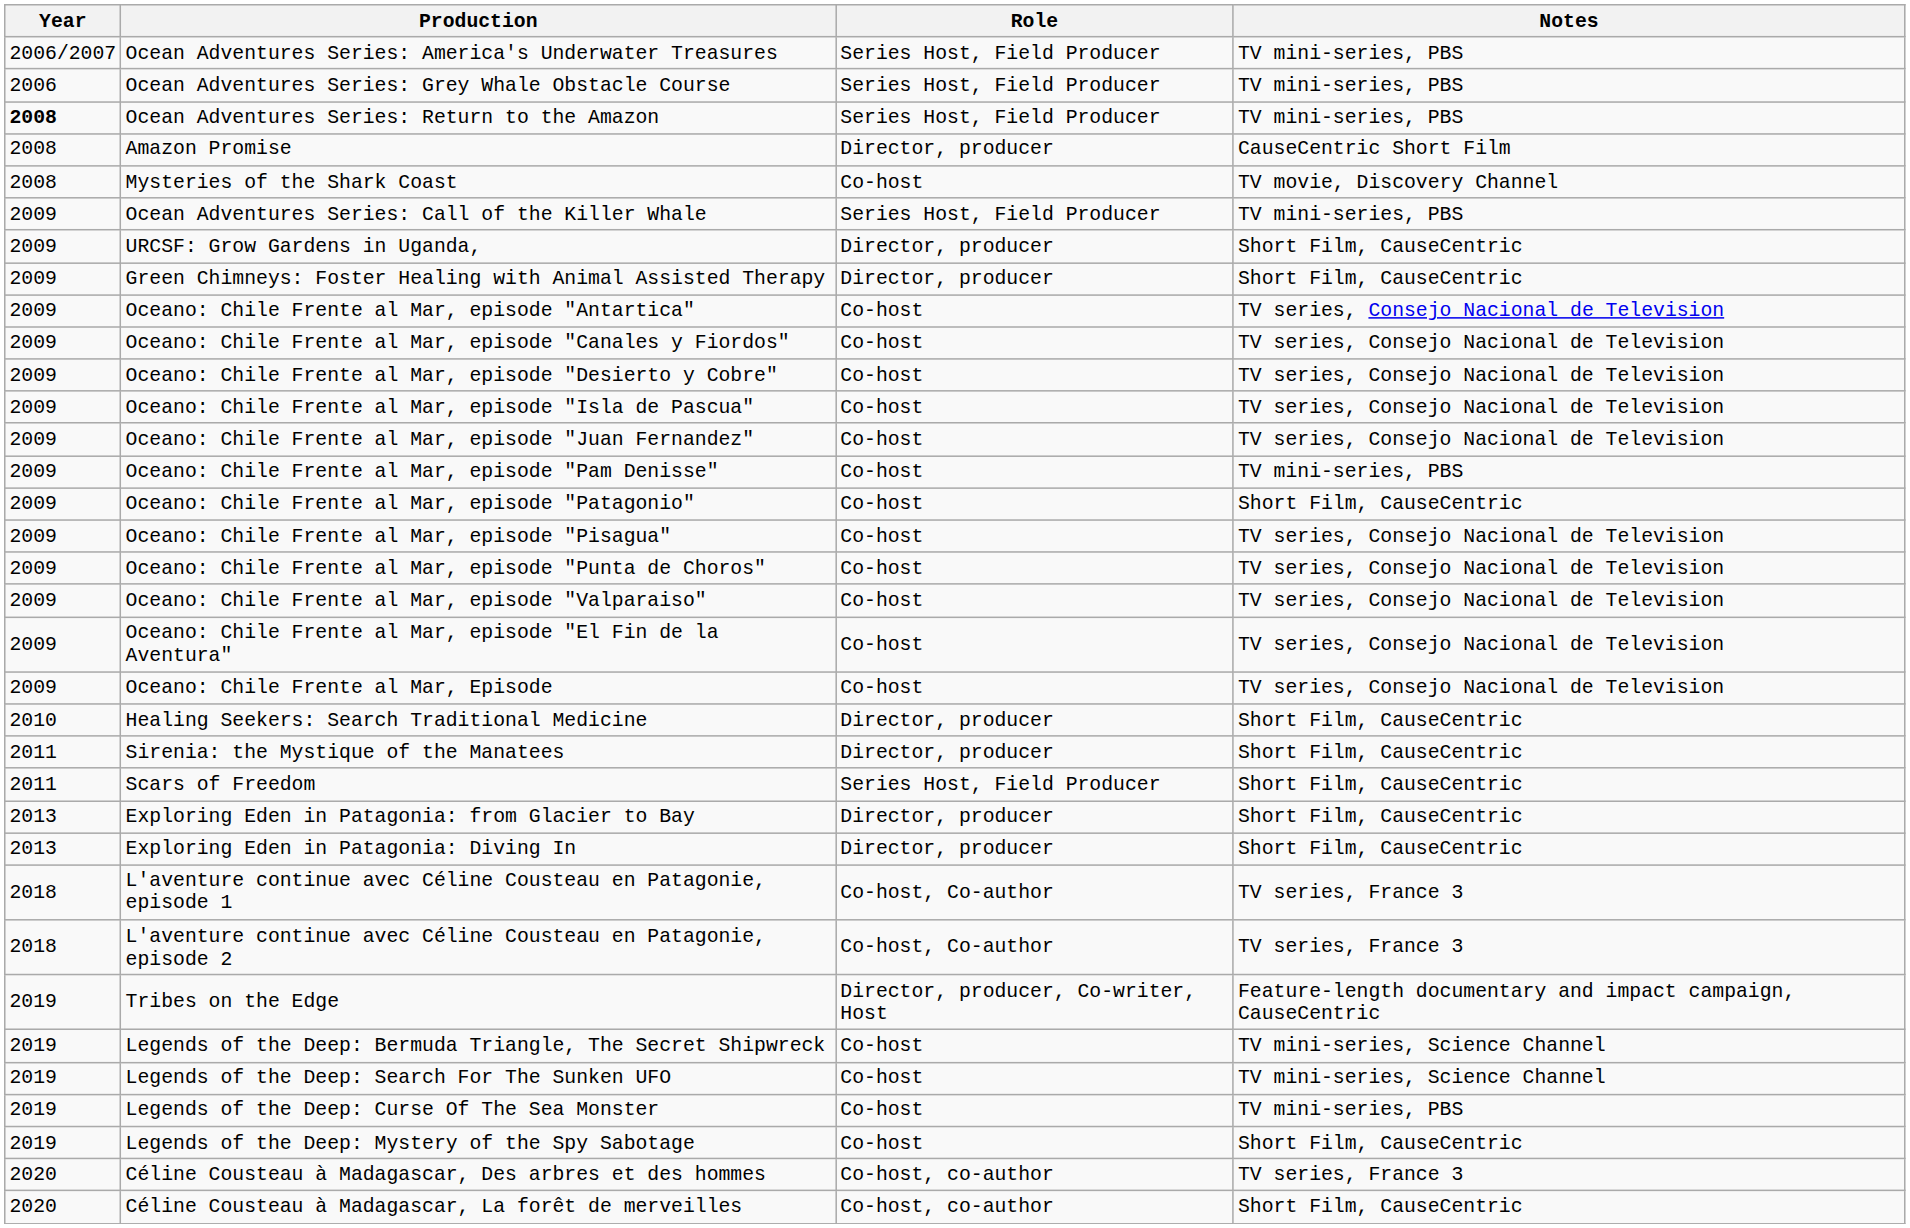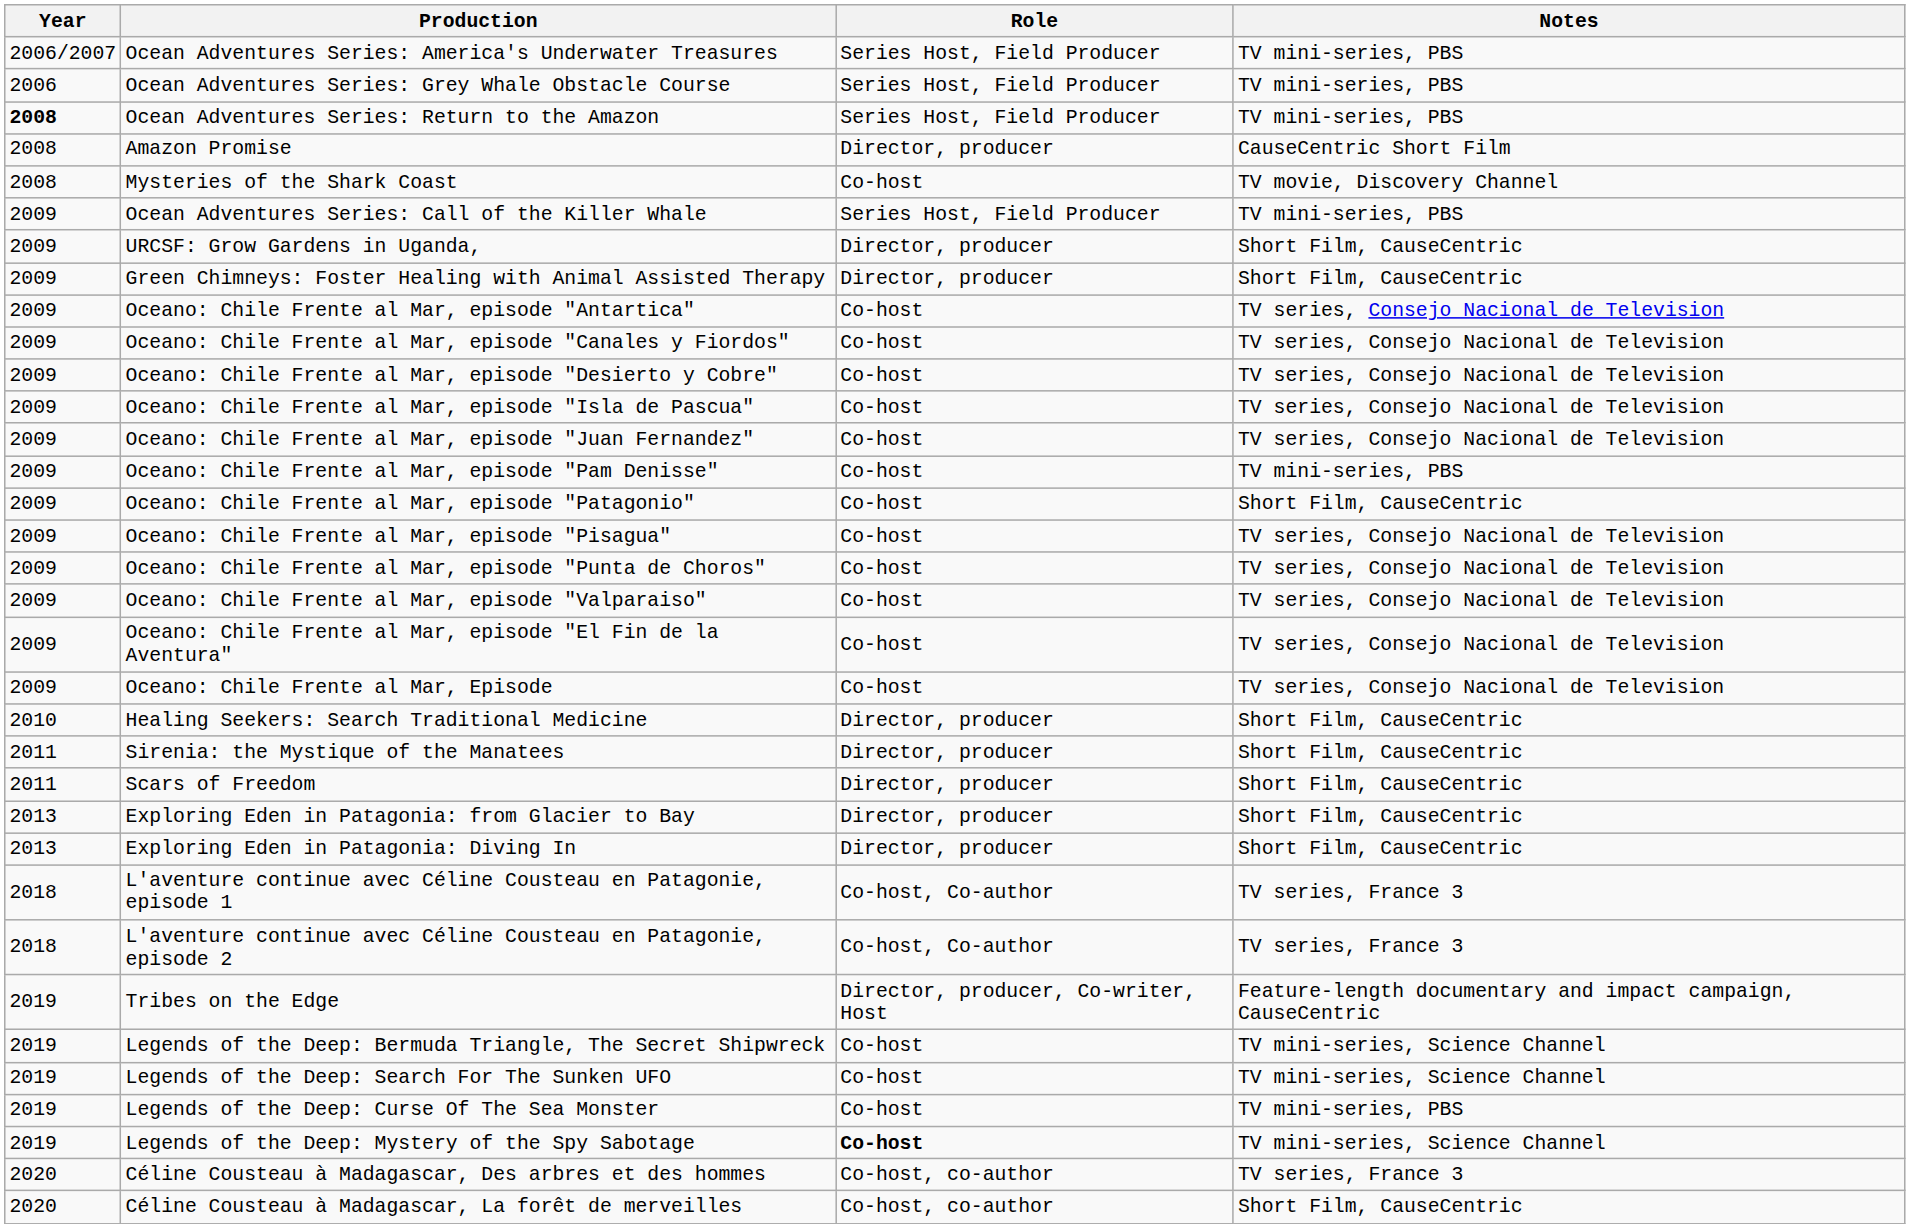(1000, 784) Series Host, Field Producer -> (947, 784) Director, producer
(882, 1143) normal -> (882, 1143) bold
(1380, 1143) Short Film, CauseCentric -> (1422, 1143) TV mini-series, Science Channel
